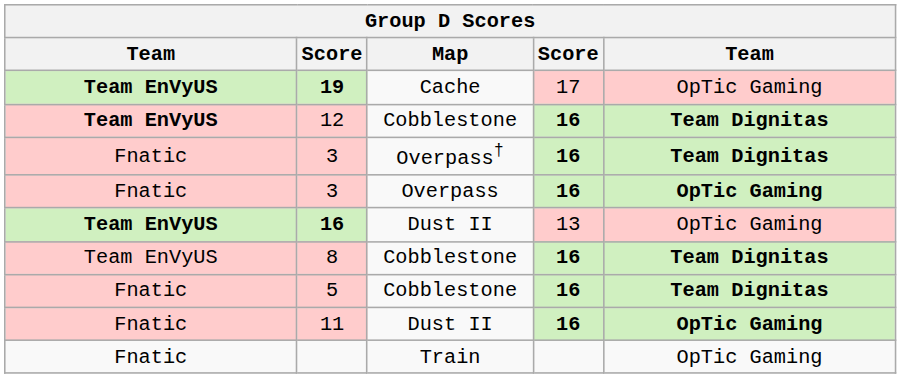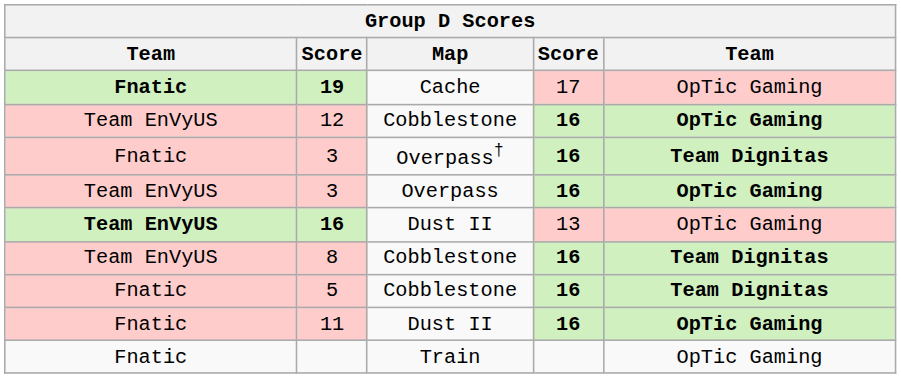(151, 87) Team EnVyUS -> (151, 87) Fnatic
(151, 120) bold -> (151, 120) normal
(749, 120) Team Dignitas -> (749, 120) OpTic Gaming
(151, 192) Fnatic -> (151, 192) Team EnVyUS
